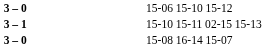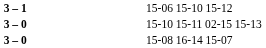(15, 8) 3 – 0 -> (15, 8) 3 – 1
(15, 24) 3 – 1 -> (15, 24) 3 – 0
